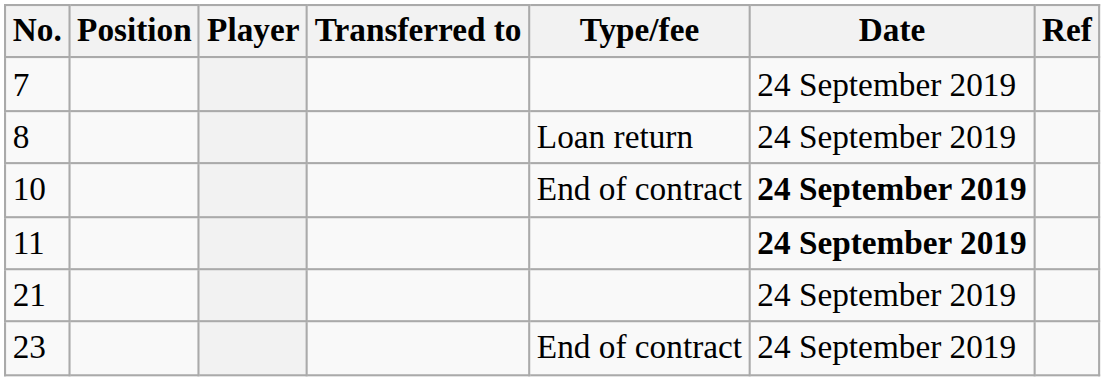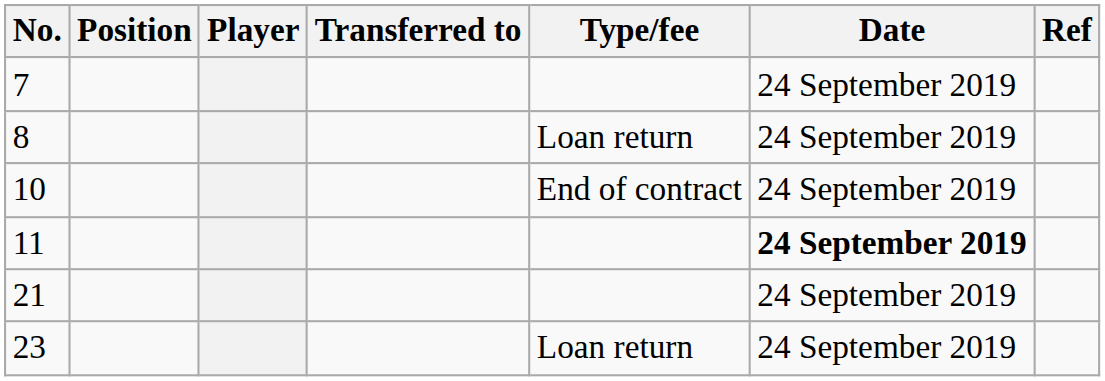(892, 189) bold -> (887, 189) normal
(639, 347) End of contract -> (615, 347) Loan return
